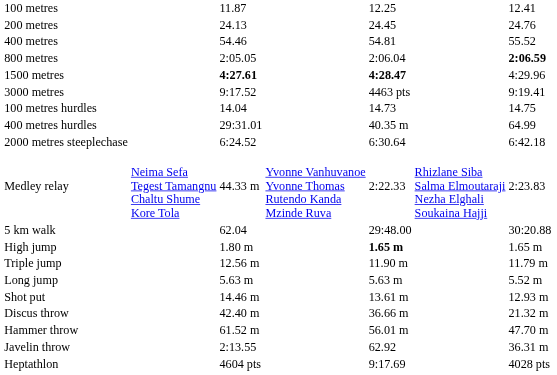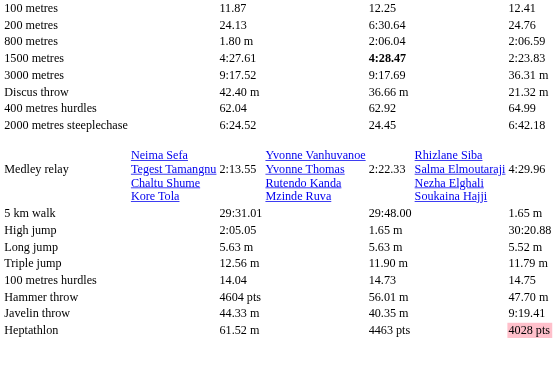(382, 24) 24.45 -> (387, 24) 6:30.64
- row: (31, 41)
(238, 58) 2:05.05 -> (236, 41) 1.80 m
(527, 58) bold -> (527, 41) normal
(238, 75) bold -> (238, 58) normal
(527, 75) 4:29.96 -> (527, 58) 2:23.83
(389, 91) 4463 pts -> (387, 75) 9:17.69
(527, 91) 9:19.41 -> (528, 75) 36.31 m
rows swapped: (51, 108) <-> (37, 313)
(241, 125) 29:31.01 -> (233, 108) 62.04
(389, 125) 40.35 m -> (382, 108) 62.92
(387, 141) 6:30.64 -> (382, 125) 24.45
(239, 186) 44.33 m -> (238, 169) 2:13.55
(527, 186) 2:23.83 -> (527, 169) 4:29.96
(233, 230) 62.04 -> (241, 213) 29:31.01
(530, 230) 30:20.88 -> (525, 213) 1.65 m
(236, 246) 1.80 m -> (238, 230) 2:05.05
(386, 246) bold -> (386, 230) normal
(525, 246) 1.65 m -> (530, 230) 30:20.88
rows swapped: (31, 280) <-> (33, 263)
- row: (25, 297)
(239, 330) 61.52 m -> (240, 297) 4604 pts
(238, 347) 2:13.55 -> (239, 313) 44.33 m
(382, 347) 62.92 -> (389, 313) 40.35 m
(528, 347) 36.31 m -> (527, 313) 9:19.41
(240, 363) 4604 pts -> (239, 330) 61.52 m
(387, 363) 9:17.69 -> (389, 330) 4463 pts
(529, 363) no background -> (529, 330) pink background
